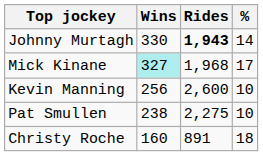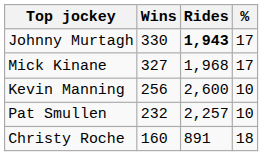(245, 41) 14 -> (245, 41) 17
(154, 65) paleturquoise background -> (154, 65) no background
(154, 114) 238 -> (154, 114) 232
(206, 114) 2,275 -> (206, 114) 2,257
